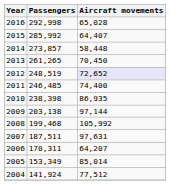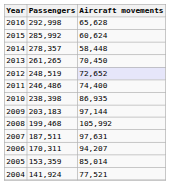(93, 23) 65,028 -> (93, 23) 65,628
(93, 36) 64,407 -> (93, 36) 60,624
(45, 49) 273,857 -> (45, 49) 278,357
(45, 86) 246,485 -> (45, 86) 246,486
(45, 111) 203,138 -> (45, 111) 203,183
(93, 149) 64,207 -> (93, 149) 94,207
(45, 162) 153,349 -> (45, 162) 153,359
(93, 174) 77,512 -> (93, 174) 77,521
